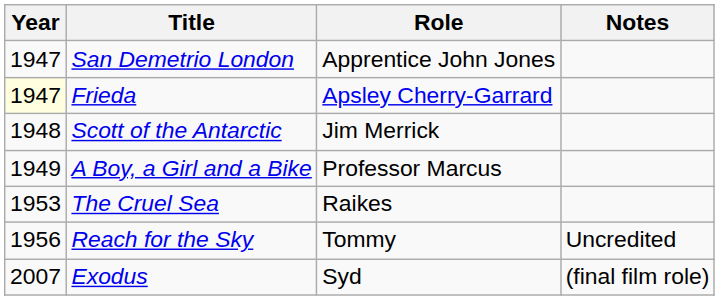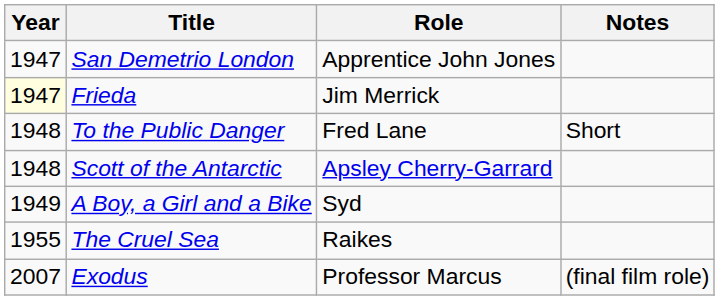(437, 95) Apsley Cherry-Garrard -> (381, 95) Jim Merrick
+ row: (178, 131)
(381, 131) Jim Merrick -> (437, 167) Apsley Cherry-Garrard
(412, 167) Professor Marcus -> (342, 204) Syd
(35, 204) 1953 -> (35, 240) 1955
- row: (162, 240)
(342, 276) Syd -> (412, 276) Professor Marcus
